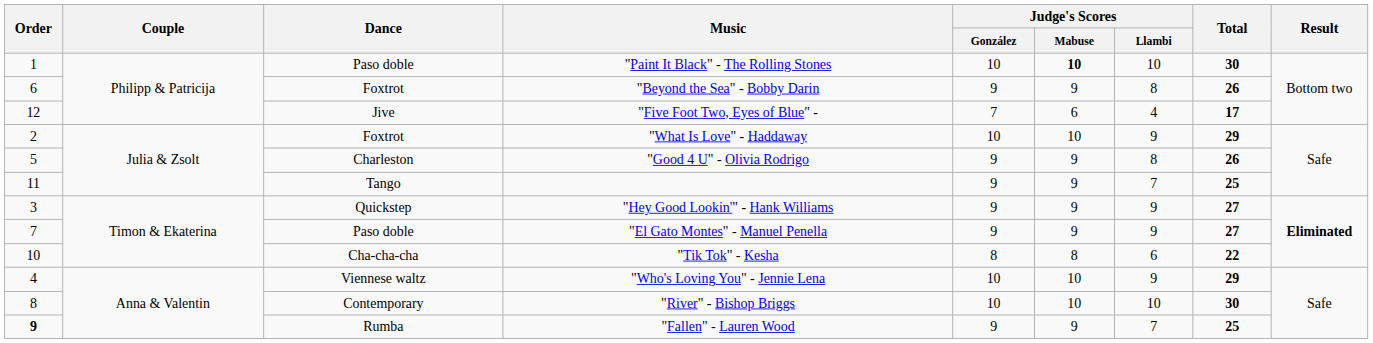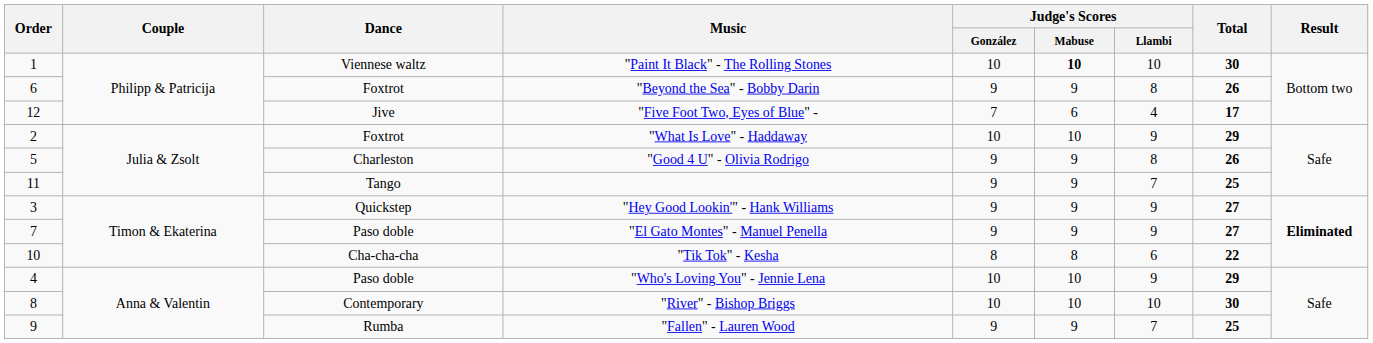(383, 64) Paso doble -> (383, 64) Viennese waltz
(383, 279) Viennese waltz -> (383, 279) Paso doble
(33, 326) bold -> (33, 326) normal
